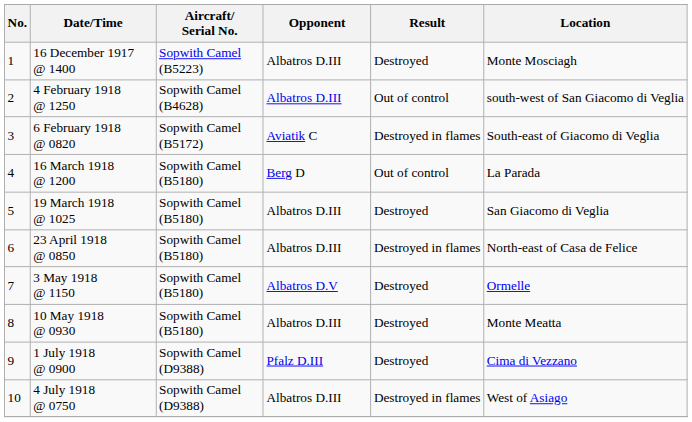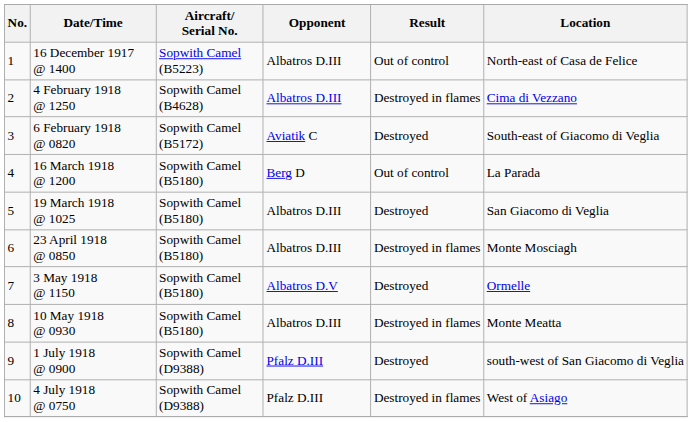(401, 61) Destroyed -> (411, 61) Out of control
(532, 61) Monte Mosciagh -> (562, 61) North-east of Casa de Felice
(411, 98) Out of control -> (427, 98) Destroyed in flames
(585, 98) south-west of San Giacomo di Veglia -> (532, 98) Cima di Vezzano
(427, 136) Destroyed in flames -> (401, 136) Destroyed
(562, 248) North-east of Casa de Felice -> (532, 248) Monte Mosciagh
(401, 323) Destroyed -> (427, 323) Destroyed in flames
(532, 361) Cima di Vezzano -> (585, 361) south-west of San Giacomo di Veglia
(304, 398) Albatros D.III -> (295, 398) Pfalz D.III
